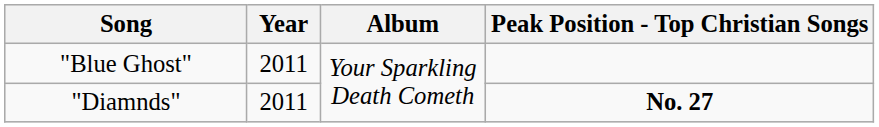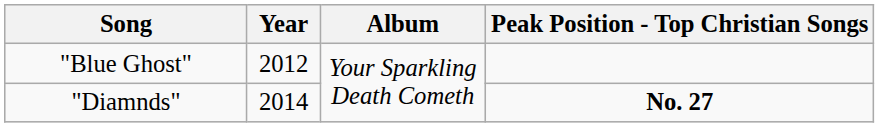(284, 63) 2011 -> (284, 63) 2012
(284, 102) 2011 -> (284, 102) 2014
